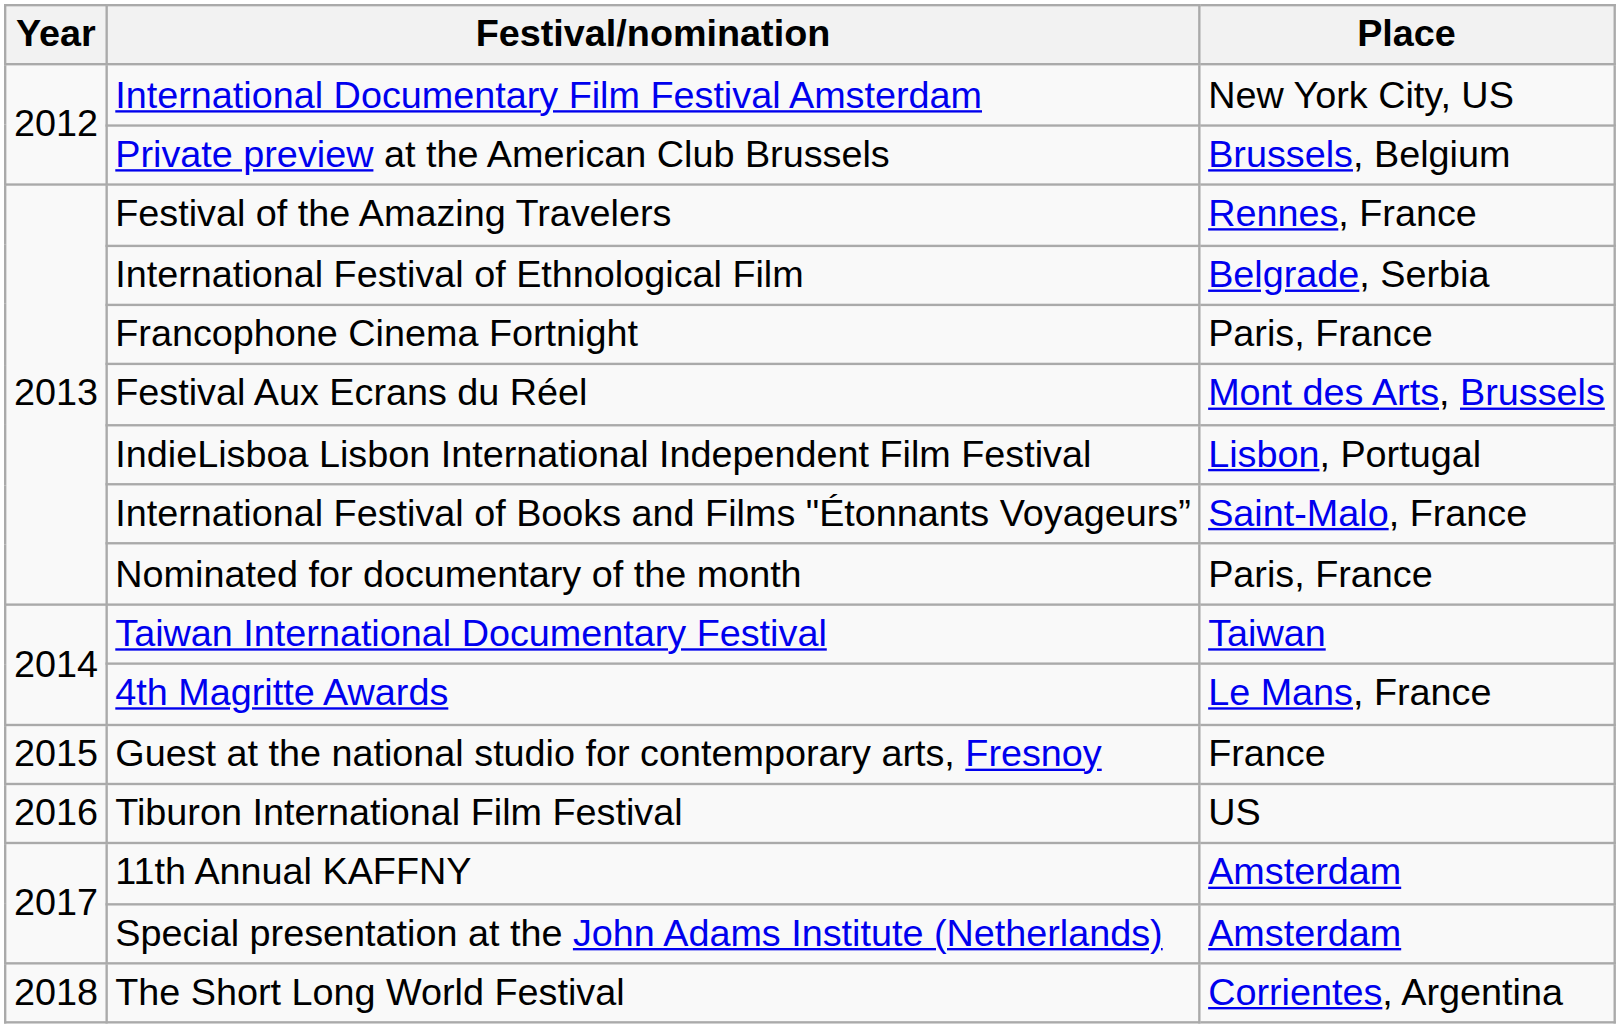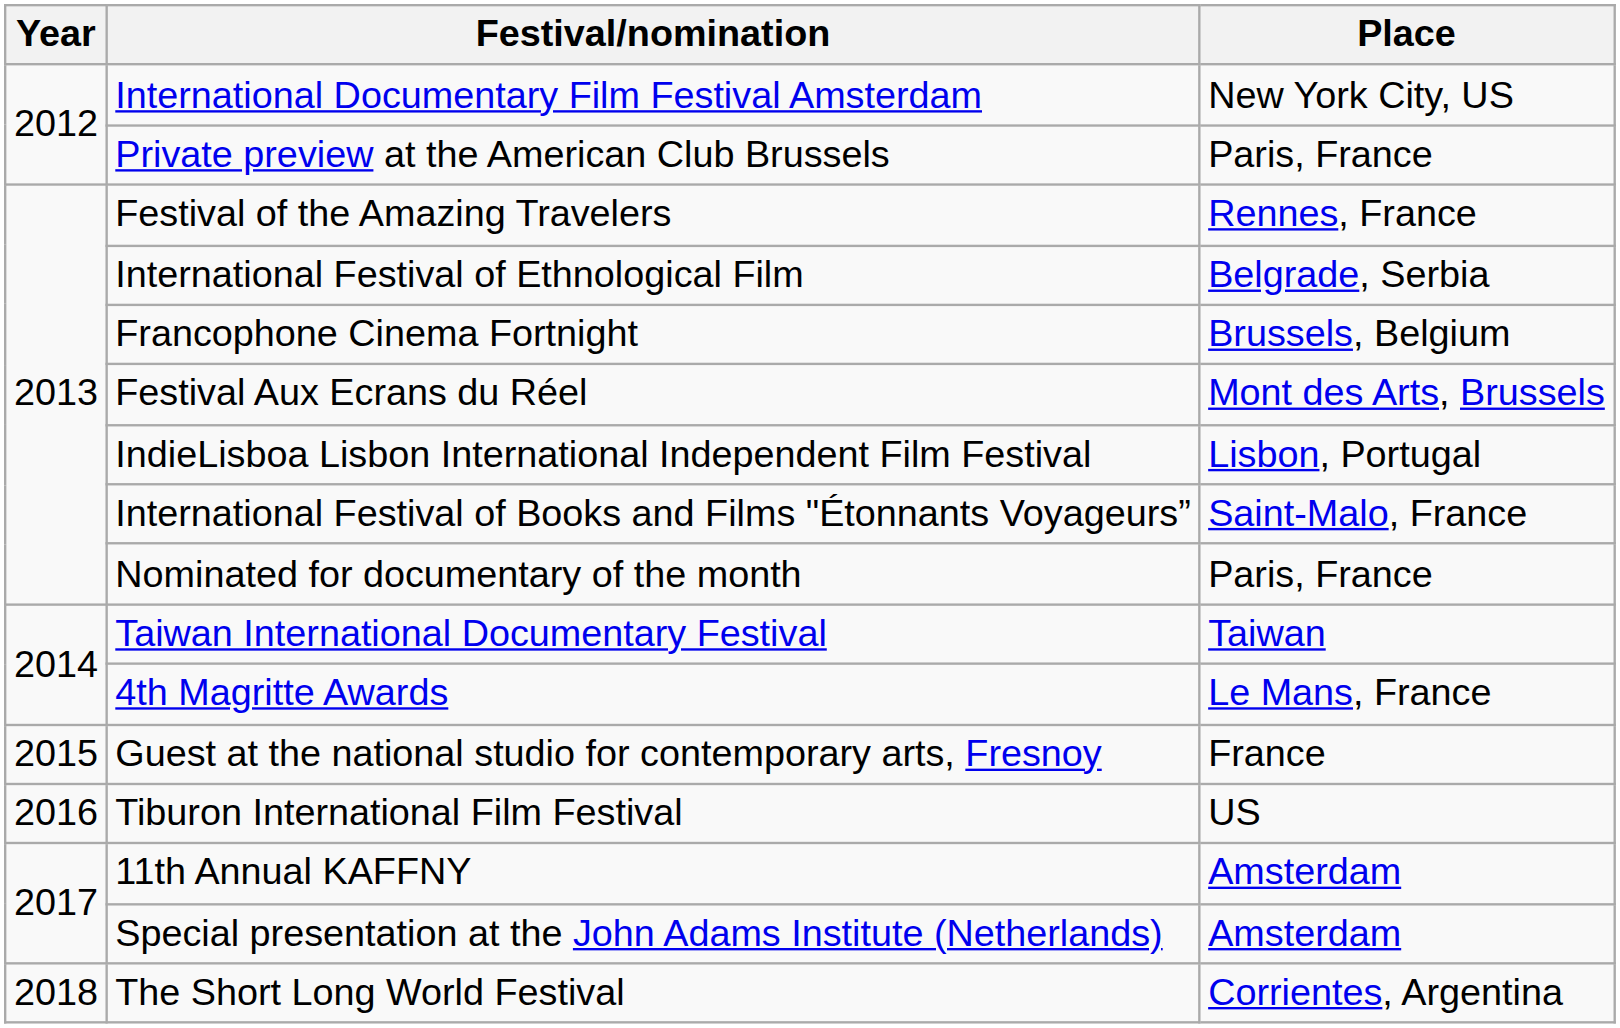(1359, 154) Brussels, Belgium -> (1320, 154) Paris, France
(1320, 333) Paris, France -> (1359, 333) Brussels, Belgium
